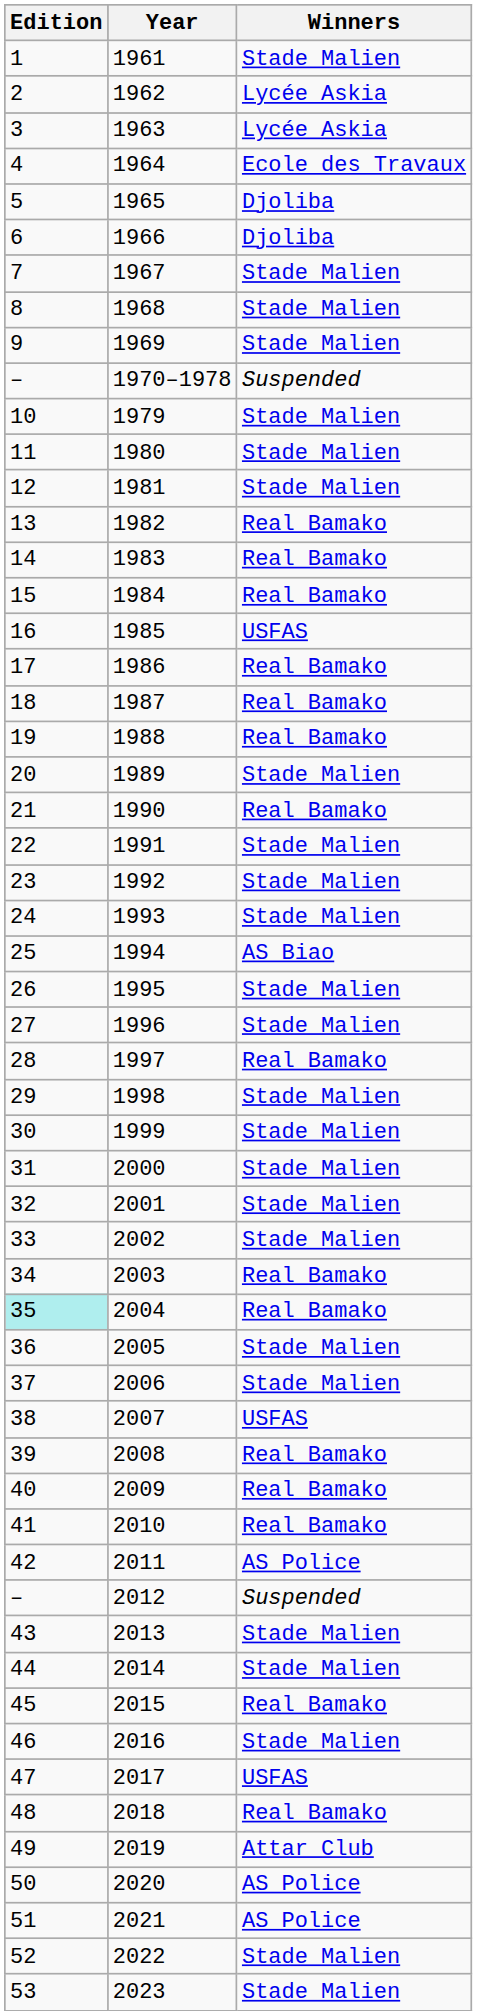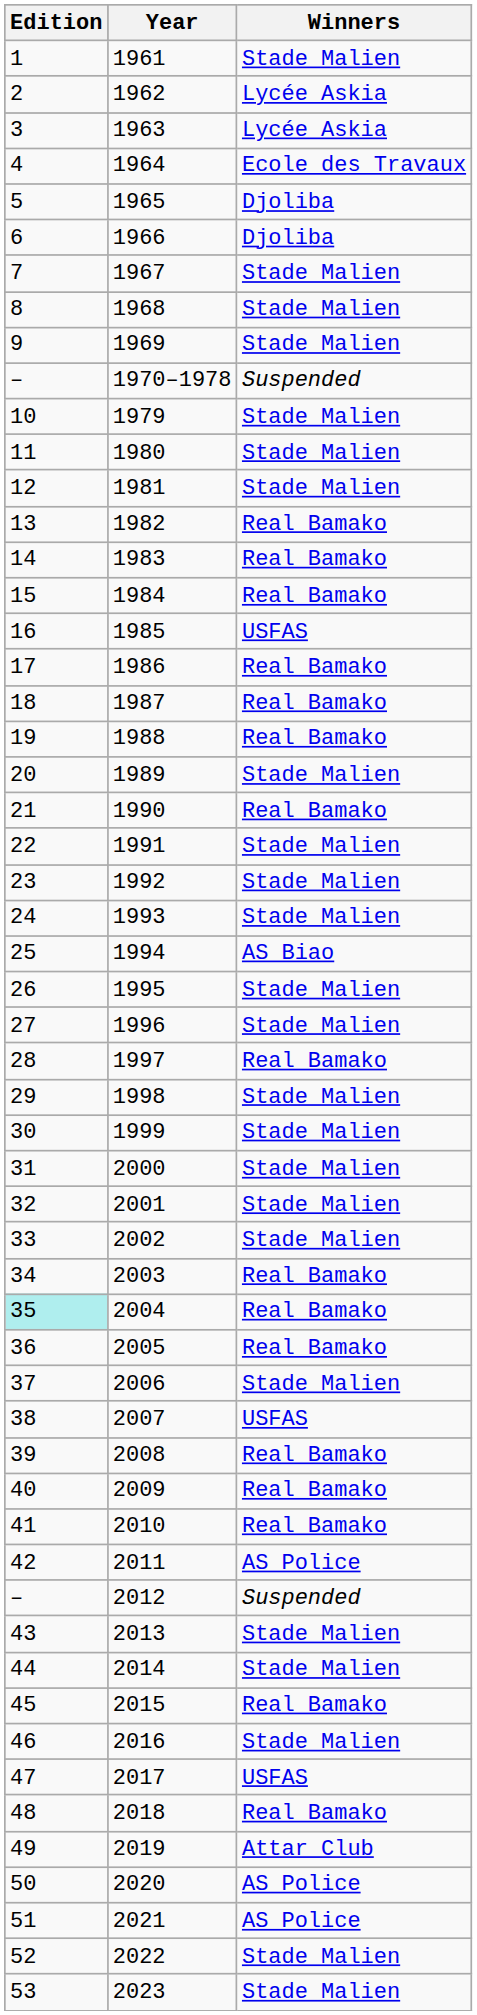(321, 1348) Stade Malien -> (314, 1348) Real Bamako
